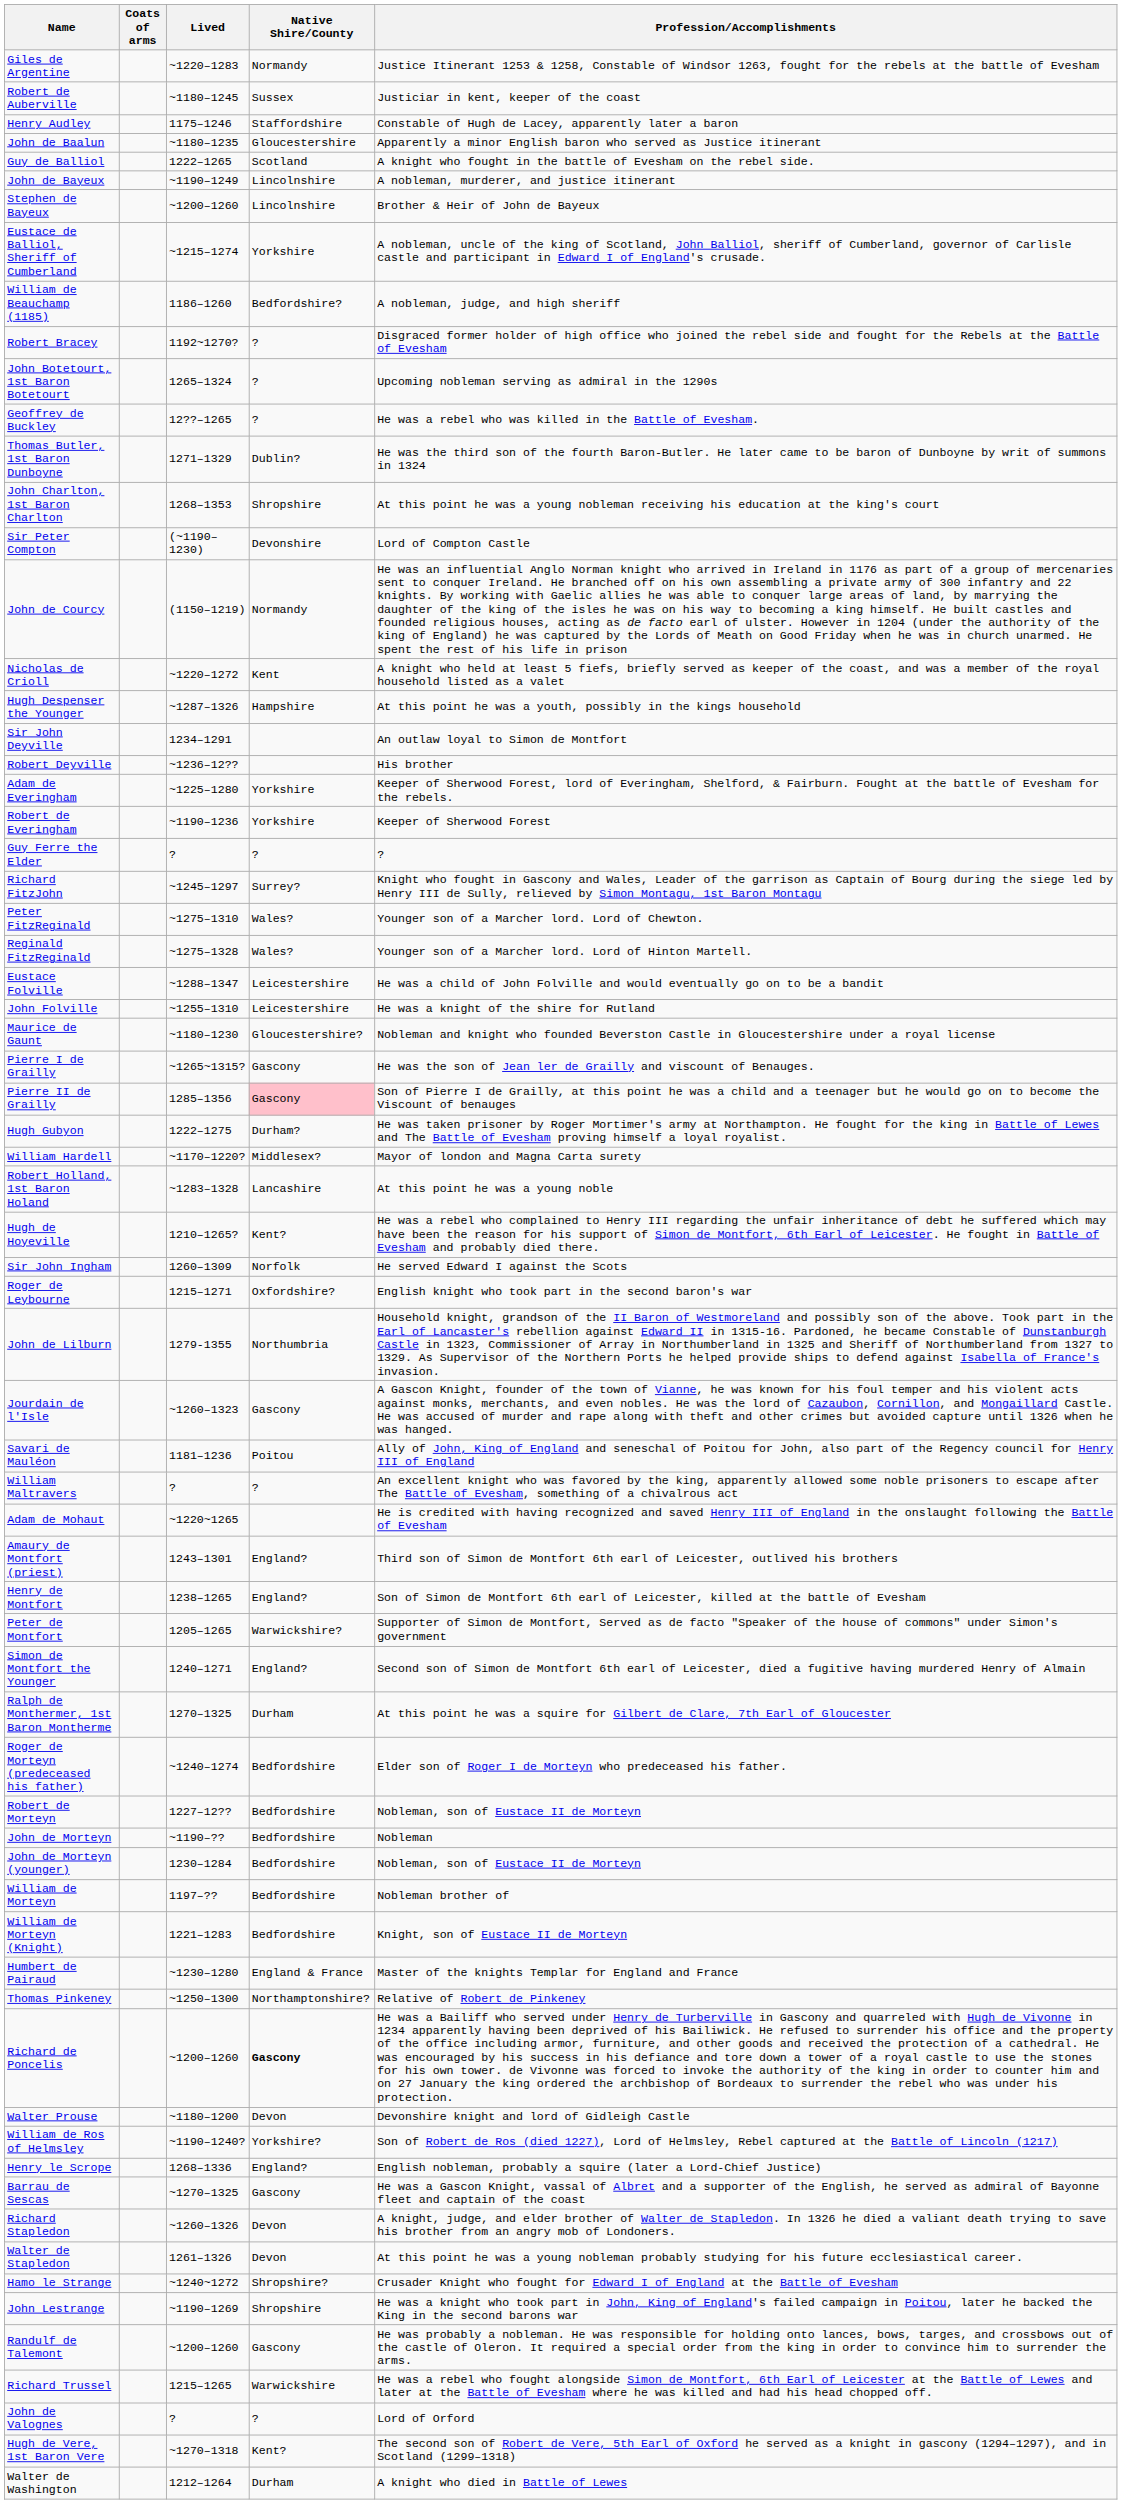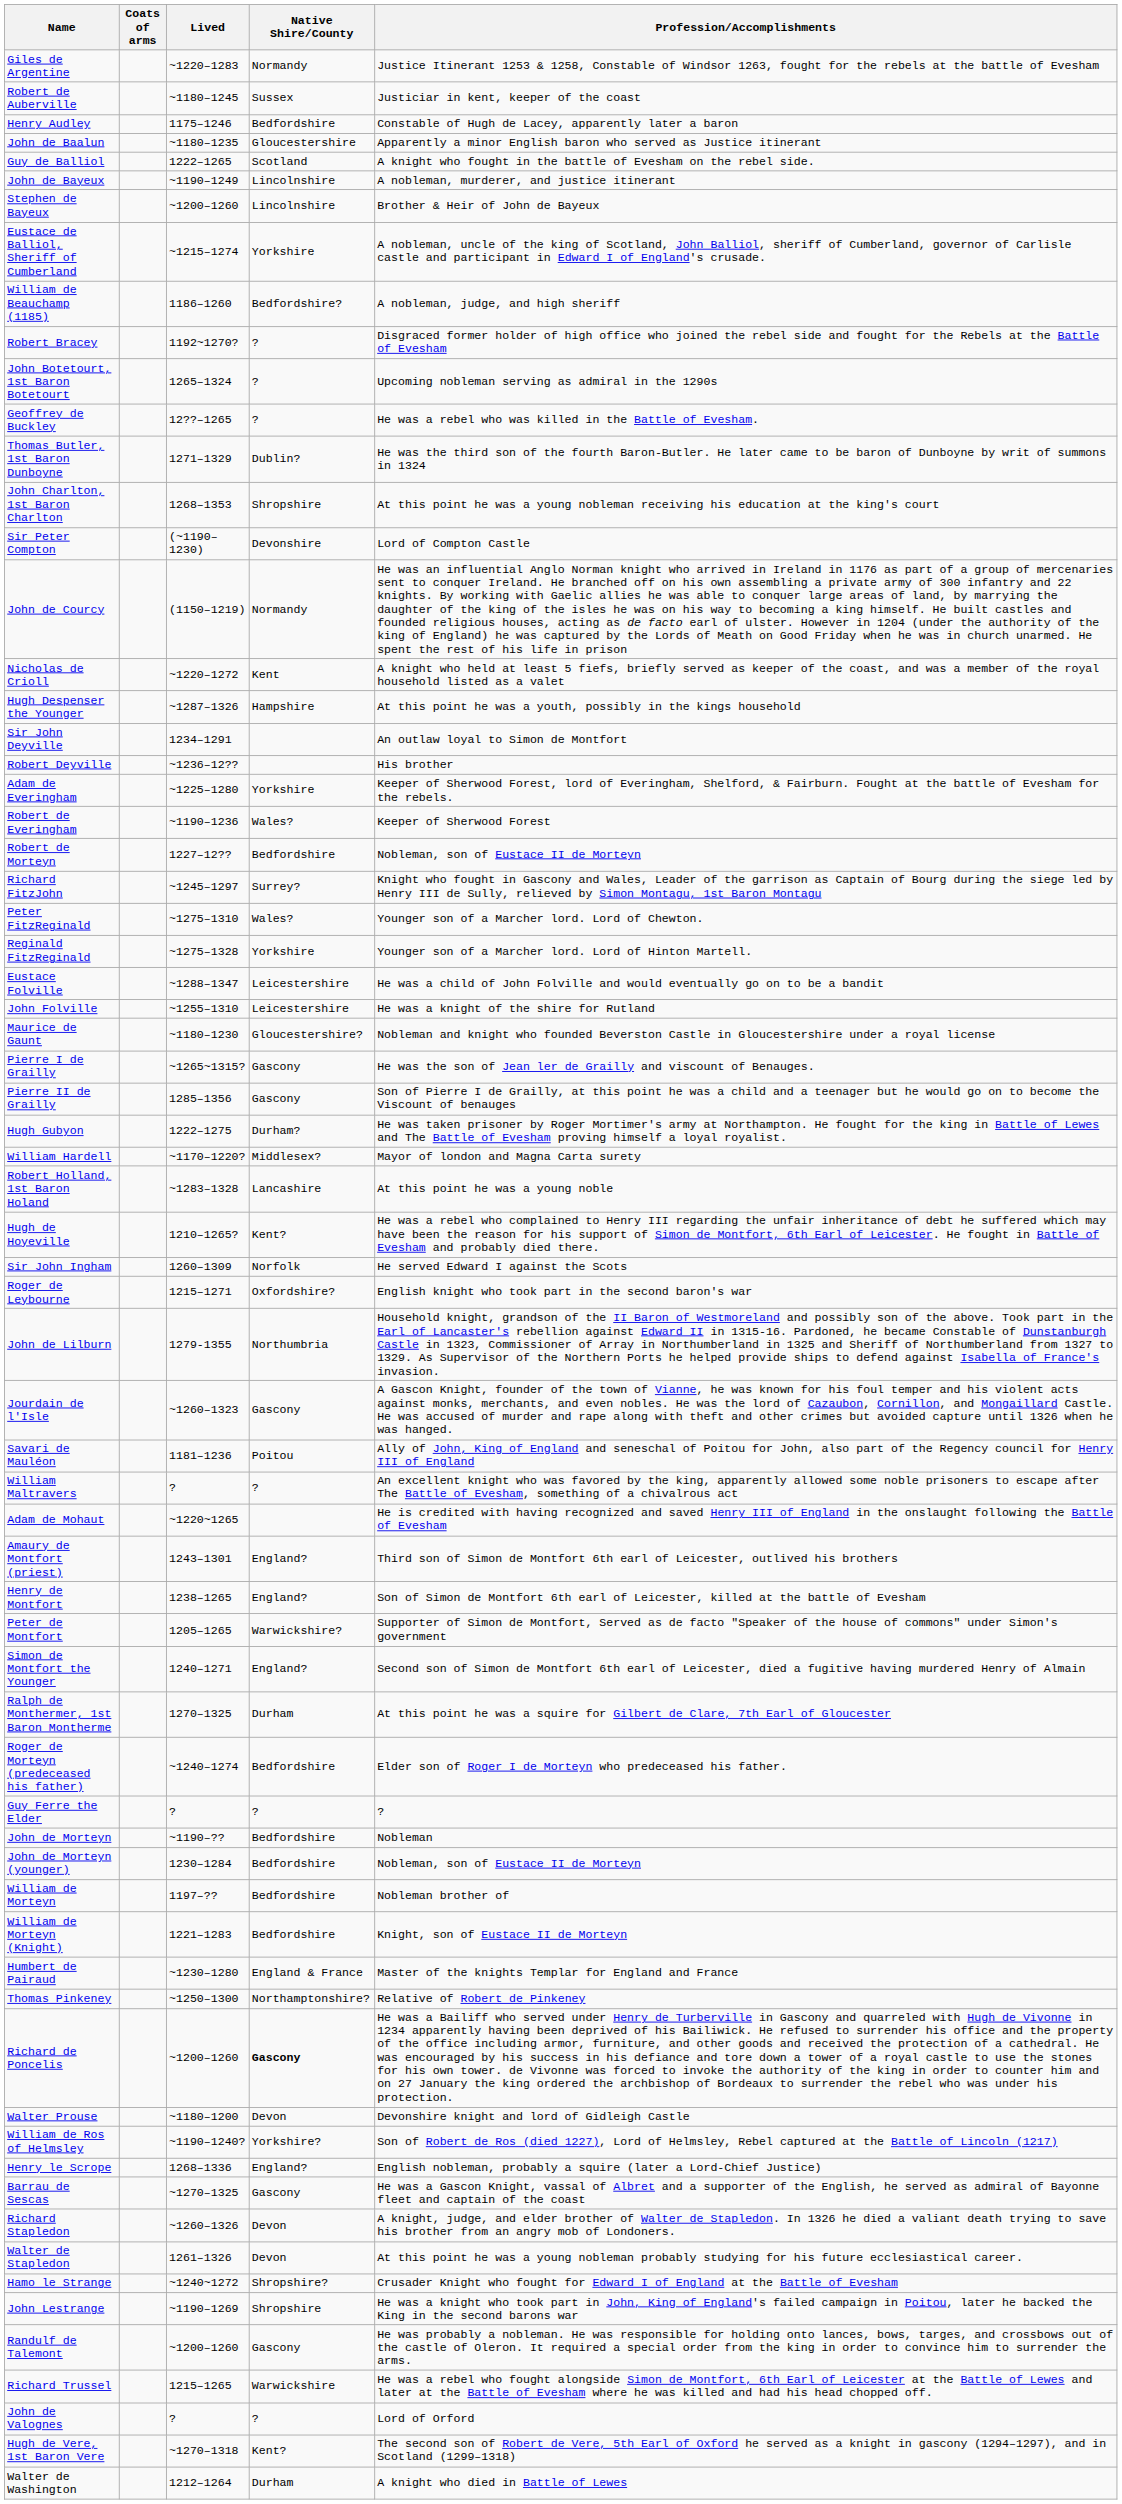(297, 124) Staffordshire -> (294, 124) Bedfordshire
(283, 823) Yorkshire -> (273, 823) Wales?
rows swapped: (52, 855) <-> (38, 1812)
(273, 951) Wales? -> (283, 951) Yorkshire
(276, 1099) pink background -> (276, 1099) no background
